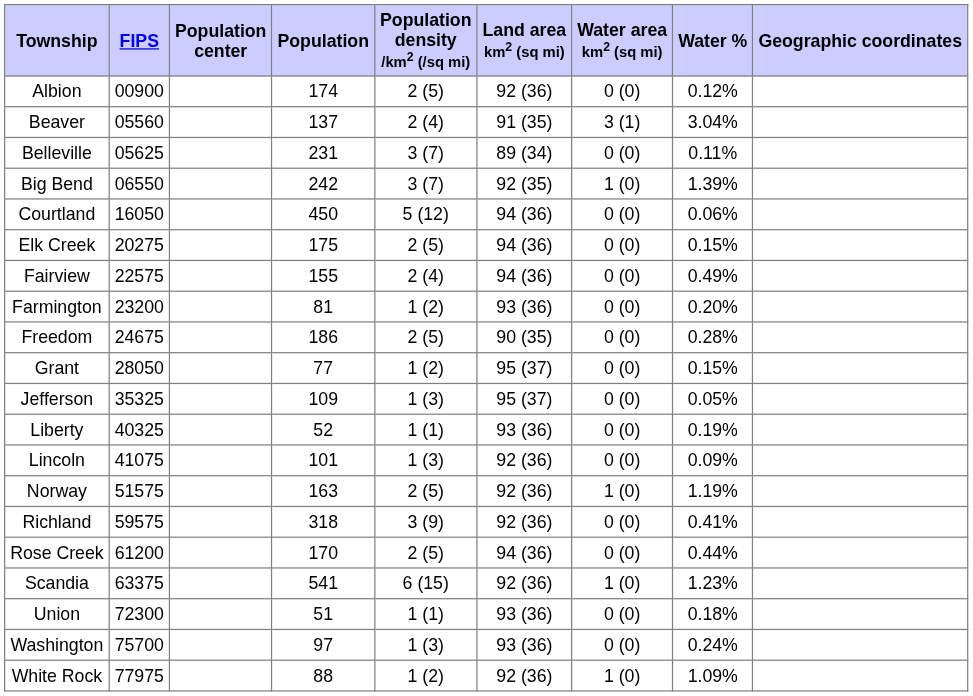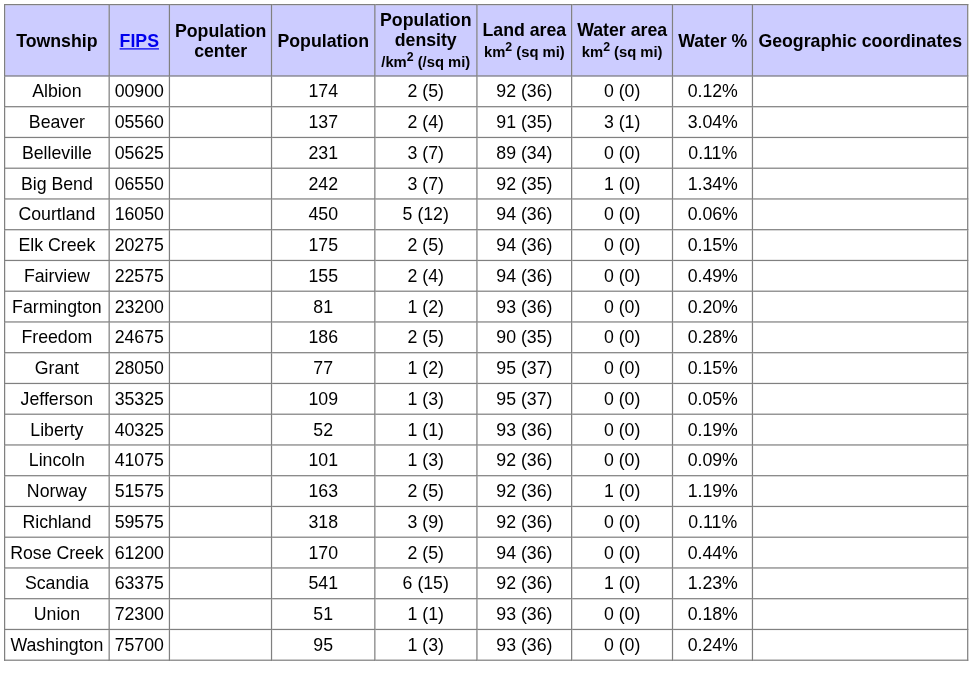(713, 184) 1.39% -> (713, 184) 1.34%
(713, 522) 0.41% -> (713, 522) 0.11%
(323, 645) 97 -> (323, 645) 95
- row: (57, 676)
